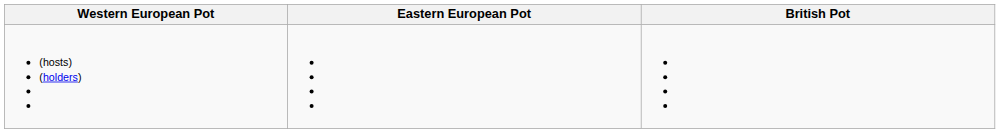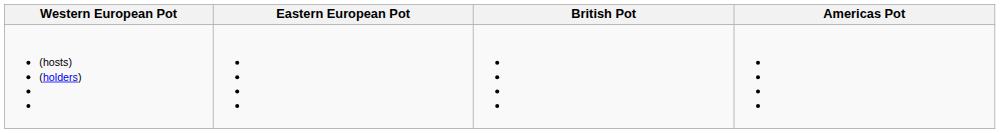+ column: (864, 14)
